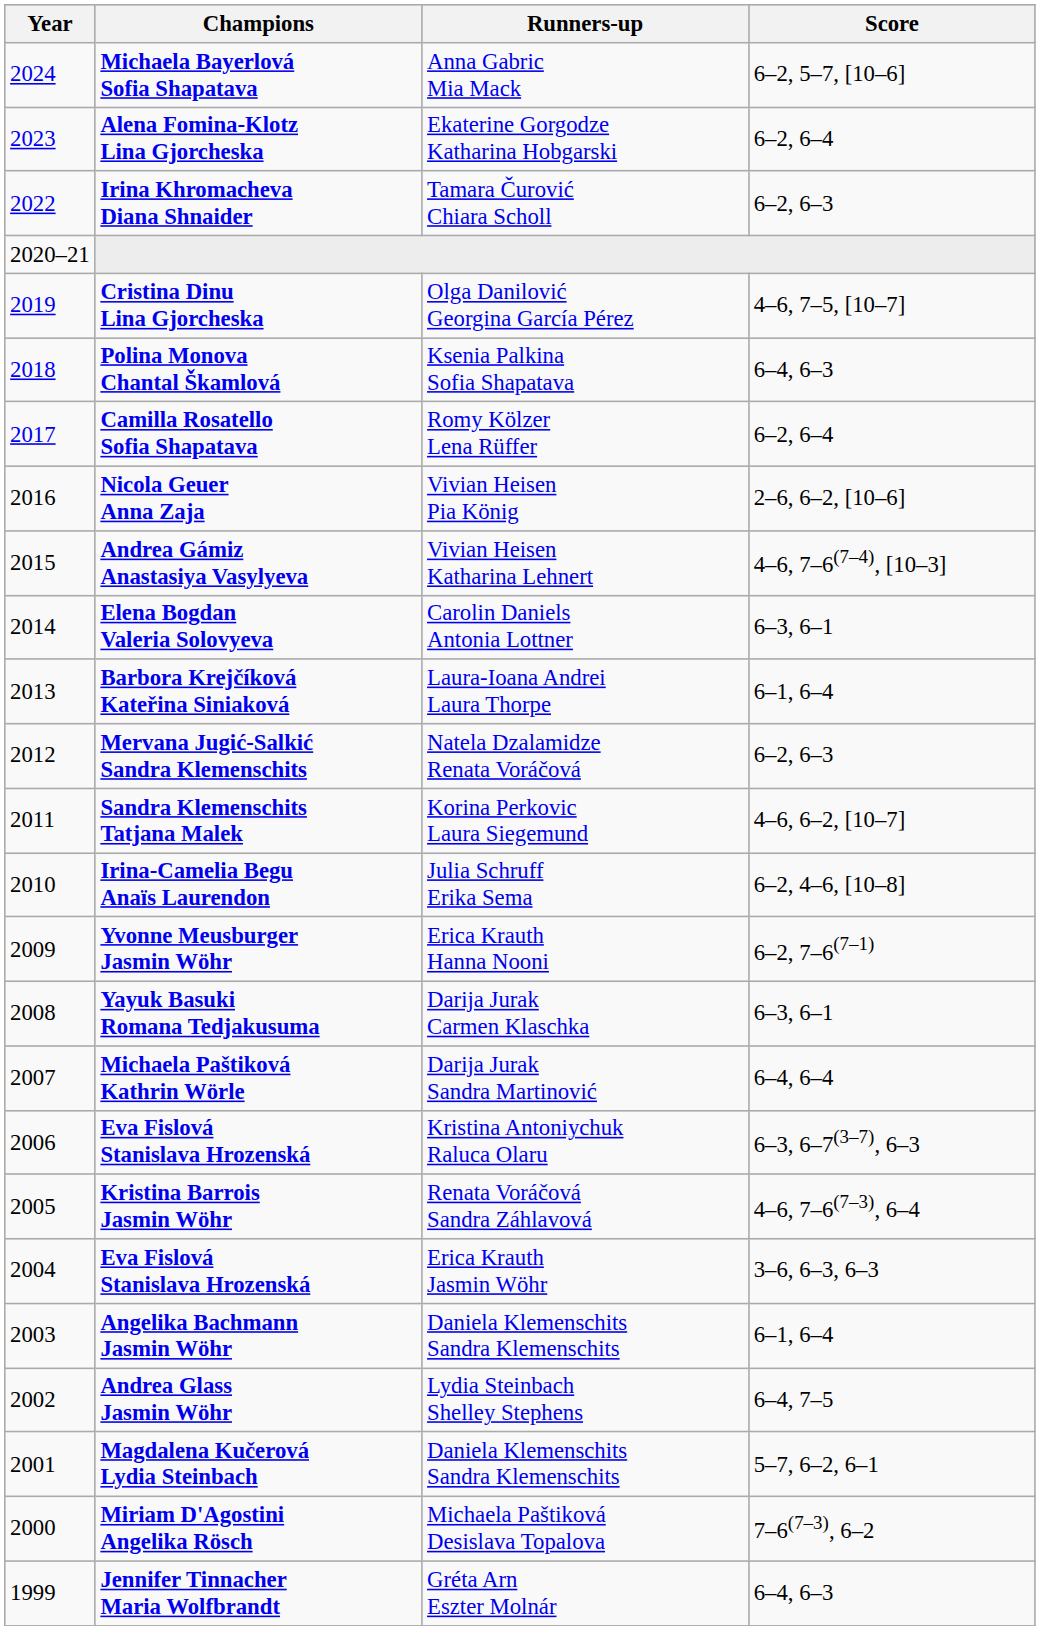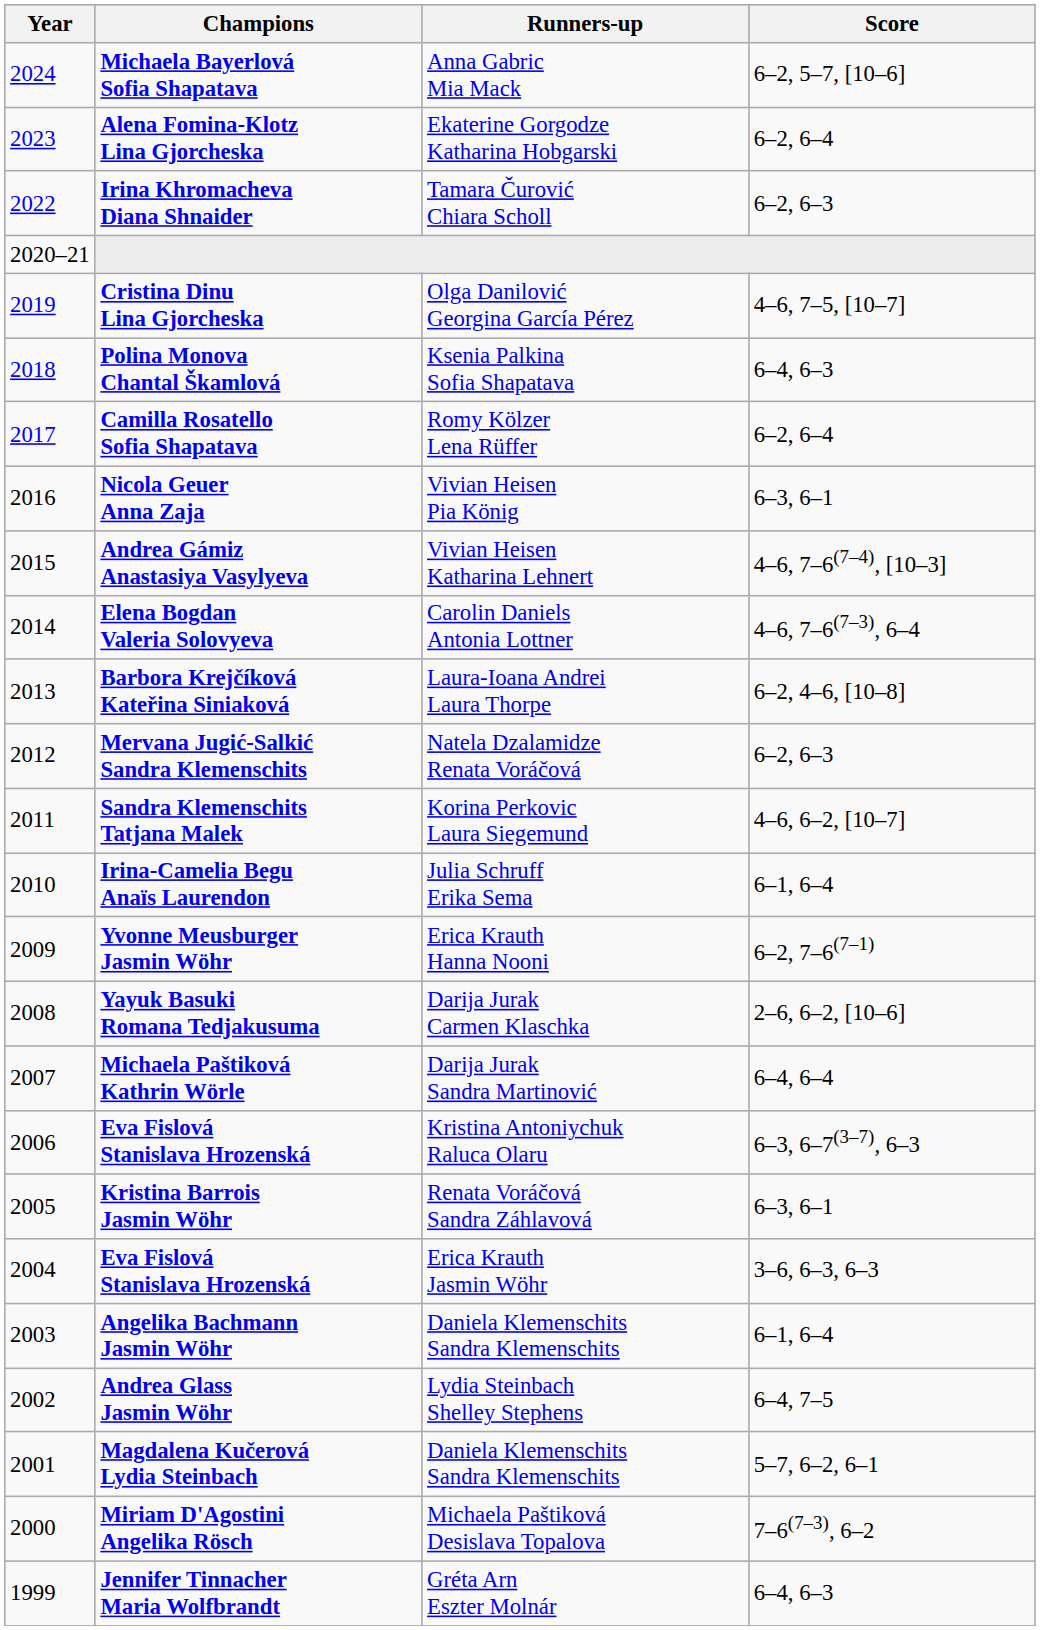(830, 498) 2–6, 6–2, [10–6] -> (794, 498) 6–3, 6–1
(794, 627) 6–3, 6–1 -> (837, 627) 4–6, 7–6(7–3), 6–4
(794, 691) 6–1, 6–4 -> (830, 691) 6–2, 4–6, [10–8]
(830, 884) 6–2, 4–6, [10–8] -> (794, 884) 6–1, 6–4
(794, 1013) 6–3, 6–1 -> (830, 1013) 2–6, 6–2, [10–6]
(837, 1206) 4–6, 7–6(7–3), 6–4 -> (794, 1206) 6–3, 6–1
